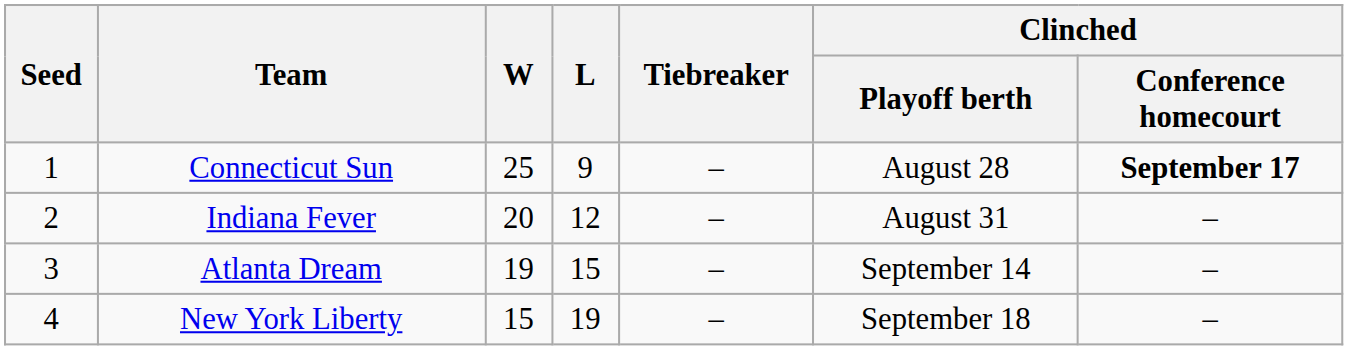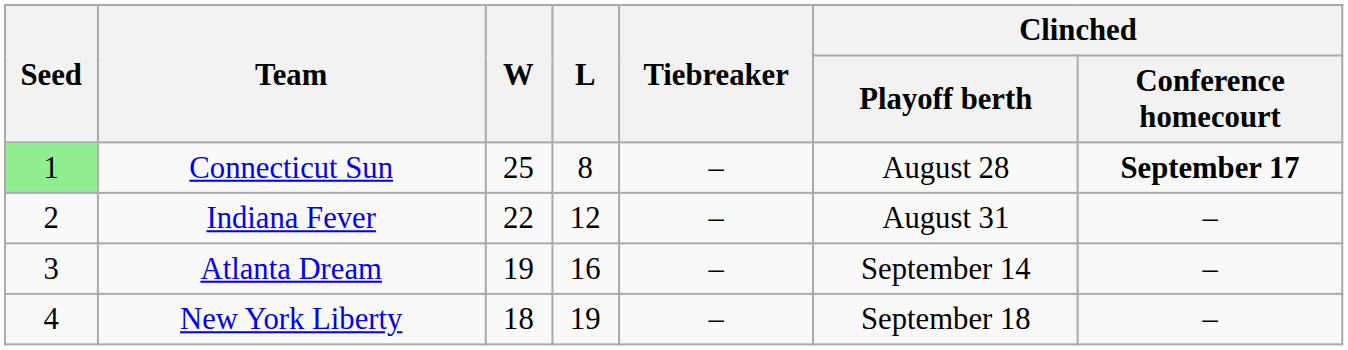(51, 167) no background -> (51, 167) lightgreen background
(585, 167) 9 -> (585, 167) 8
(518, 218) 20 -> (518, 218) 22
(585, 268) 15 -> (585, 268) 16
(518, 319) 15 -> (518, 319) 18
